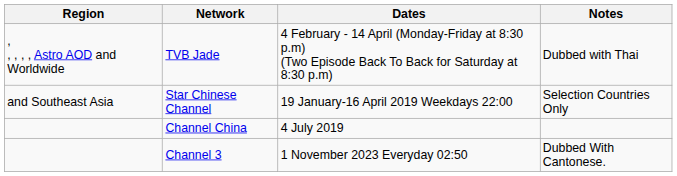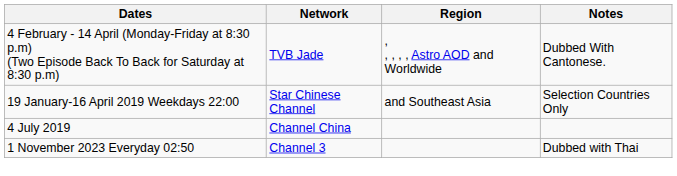columns swapped: (83, 14) <-> (409, 14)
(591, 54) Dubbed with Thai -> (578, 54) Dubbed With Cantonese.
(578, 154) Dubbed With Cantonese. -> (591, 147) Dubbed with Thai
